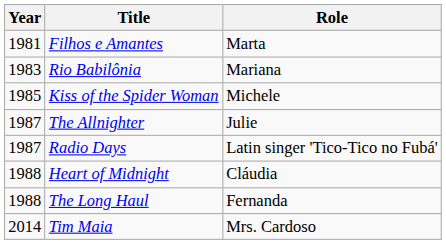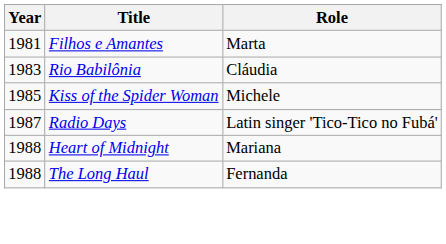(254, 69) Mariana -> (252, 69) Cláudia
- row: (97, 122)
(252, 174) Cláudia -> (254, 148) Mariana
- row: (81, 226)
